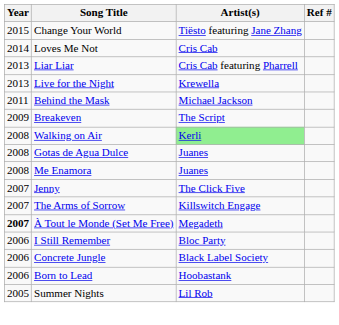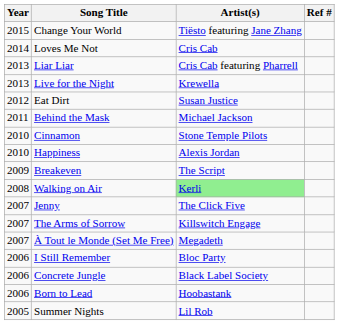+ row: (52, 100)
+ row: (57, 135)
+ row: (57, 153)
- row: (81, 153)
- row: (63, 170)
(18, 223) bold -> (18, 240) normal
